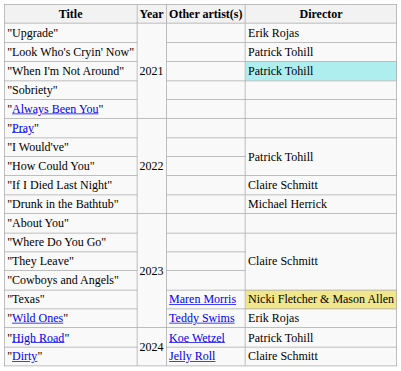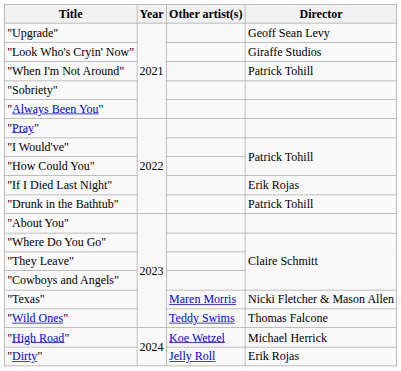(274, 33) Erik Rojas -> (289, 33) Geoff Sean Levy
(281, 52) Patrick Tohill -> (285, 52) Giraffe Studios
(281, 71) paleturquoise background -> (281, 71) no background
(283, 185) Claire Schmitt -> (274, 185) Erik Rojas
(288, 204) Michael Herrick -> (281, 204) Patrick Tohill
(321, 299) khaki background -> (321, 299) no background
(274, 318) Erik Rojas -> (288, 318) Thomas Falcone
(281, 337) Patrick Tohill -> (288, 337) Michael Herrick
(283, 356) Claire Schmitt -> (274, 356) Erik Rojas
